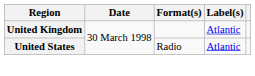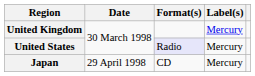(223, 29) Atlantic -> (225, 29) Mercury
(169, 46) no background -> (169, 46) lavender background
(223, 46) Atlantic -> (225, 46) Mercury
+ row: (44, 63)
